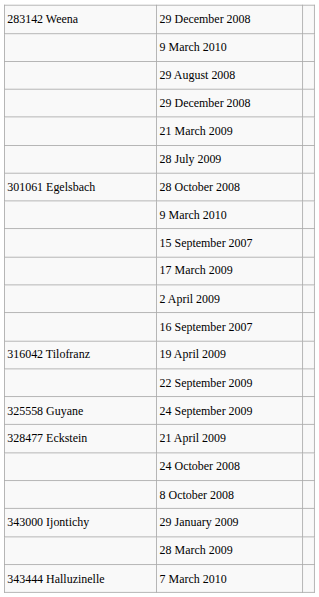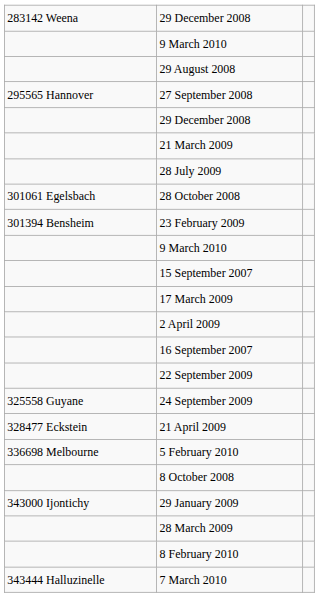+ row: (50, 94)
+ row: (51, 222)
- row: (49, 354)
- row: (81, 467)
+ row: (53, 452)
+ row: (81, 554)
